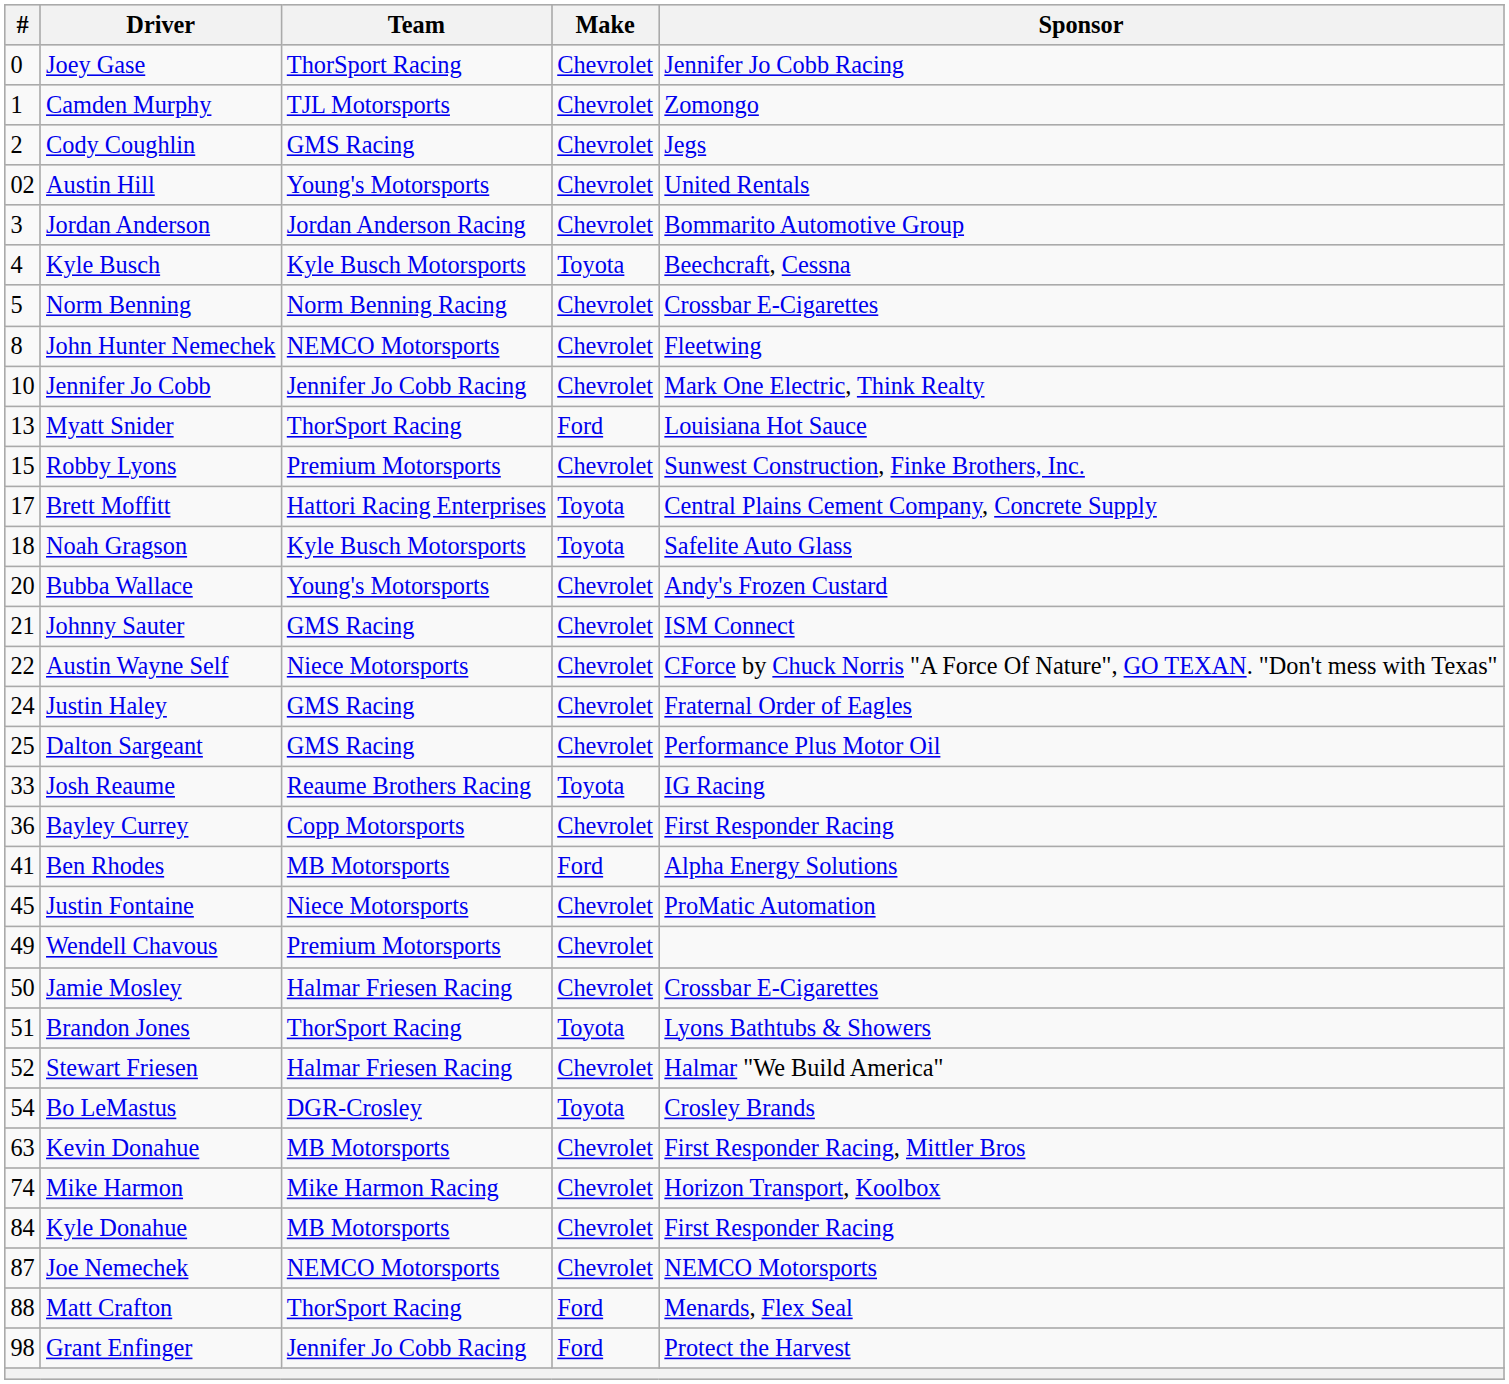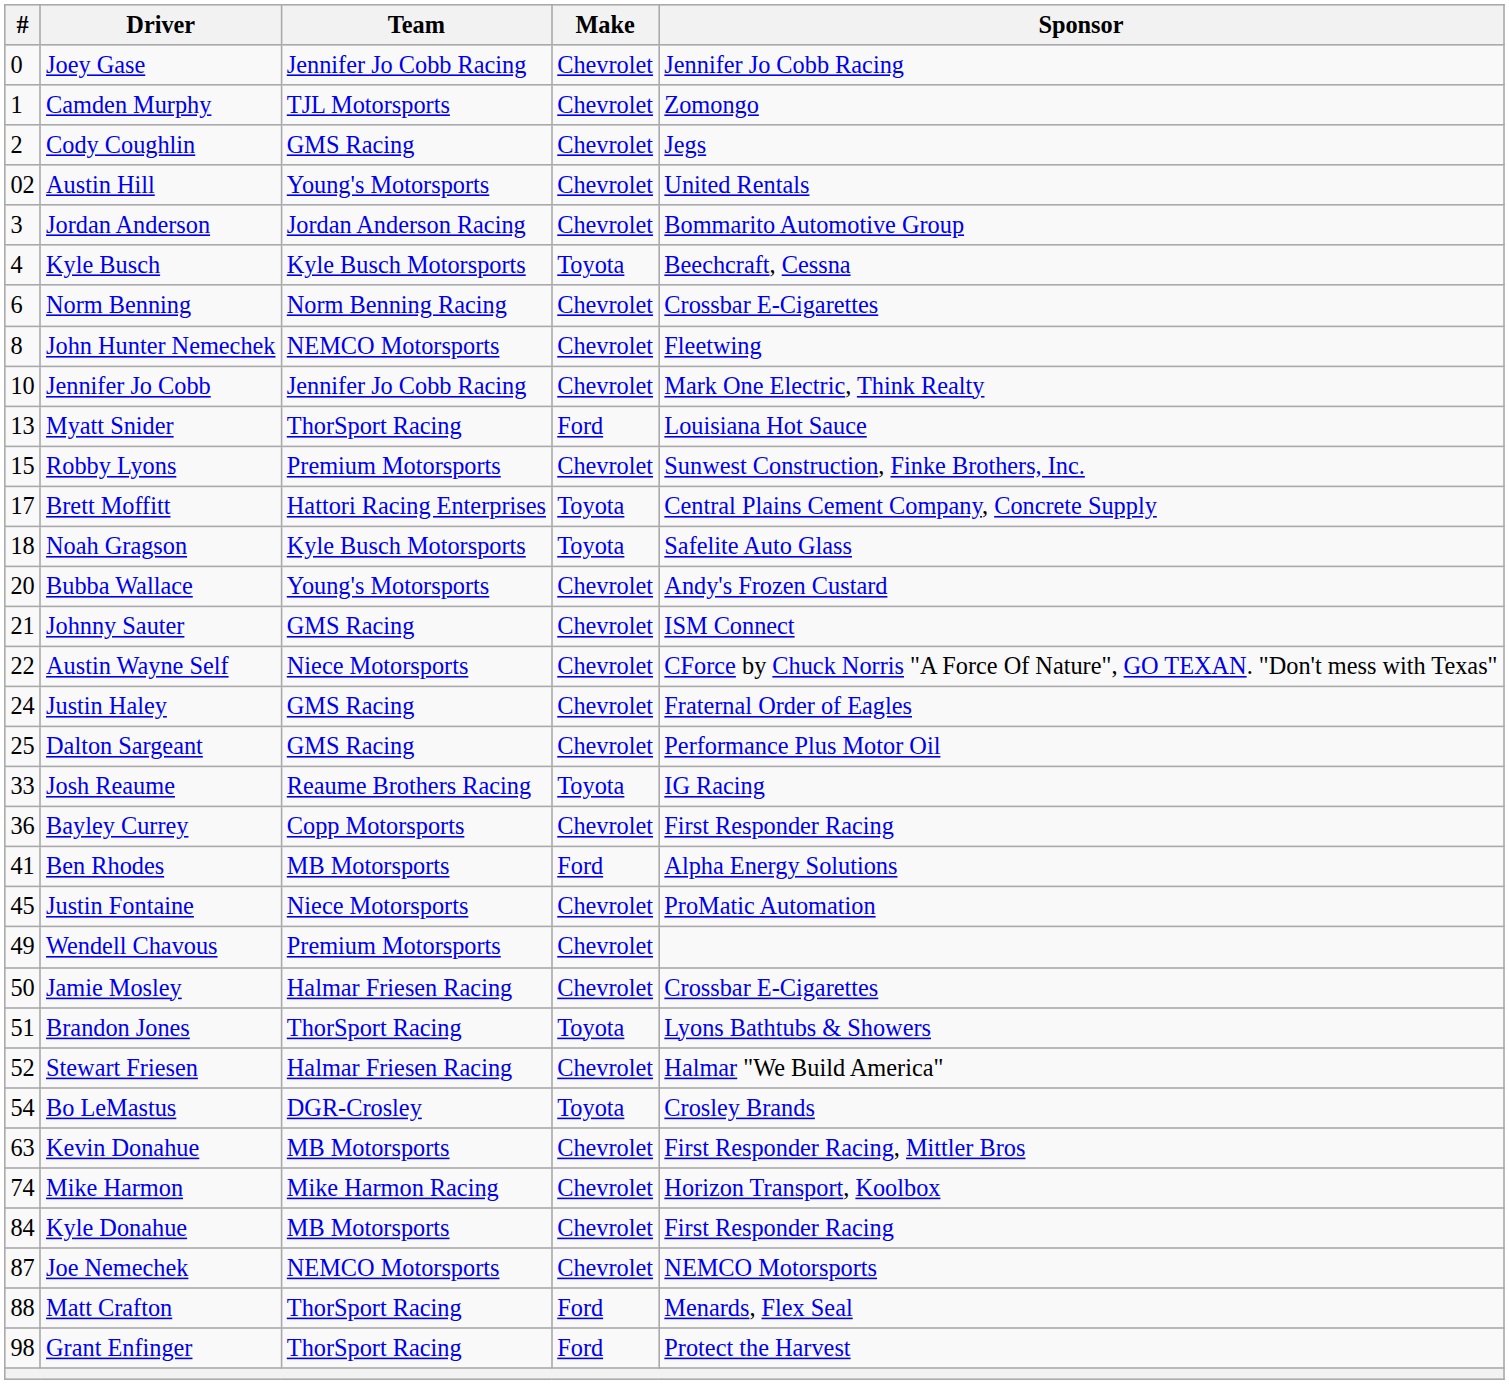(374, 64) ThorSport Racing -> (407, 64) Jennifer Jo Cobb Racing
(17, 305) 5 -> (17, 305) 6
(407, 1348) Jennifer Jo Cobb Racing -> (374, 1348) ThorSport Racing
